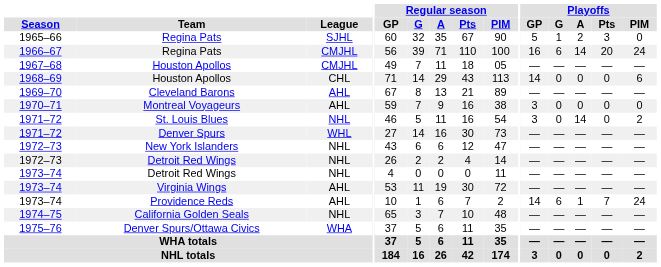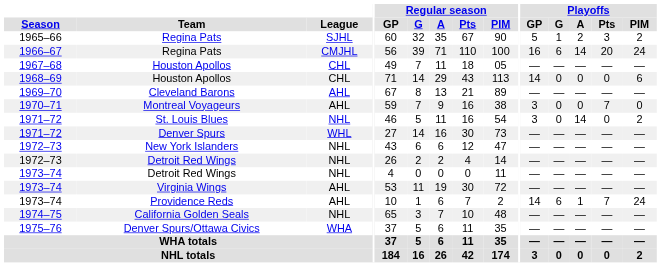(639, 38) 0 -> (639, 38) 2
(339, 65) CMJHL -> (339, 65) CHL
(607, 106) 0 -> (607, 106) 7
